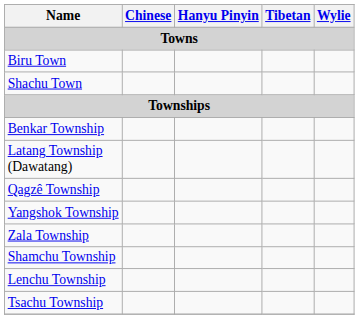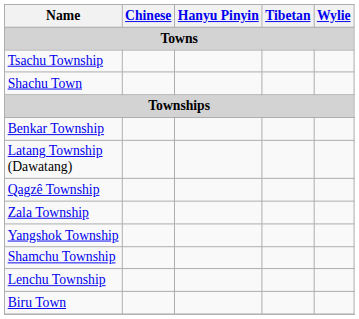rows swapped: (37, 61) <-> (55, 303)
rows swapped: (48, 235) <-> (63, 212)
